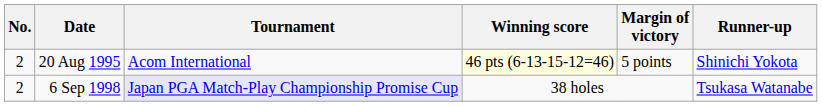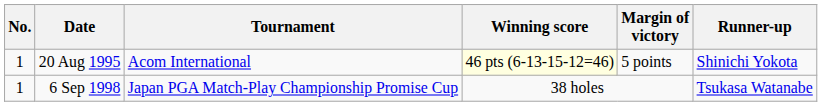(20, 62) 2 -> (20, 62) 1
(20, 88) 2 -> (20, 88) 1
(293, 88) lavender background -> (293, 88) no background
